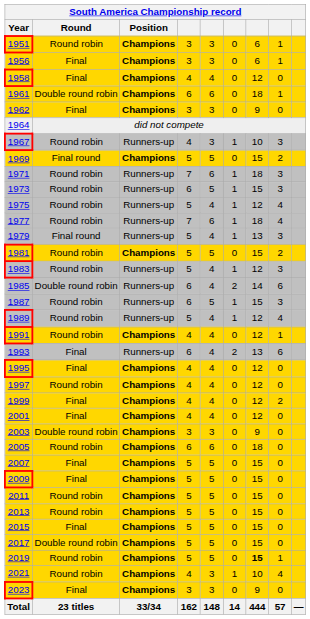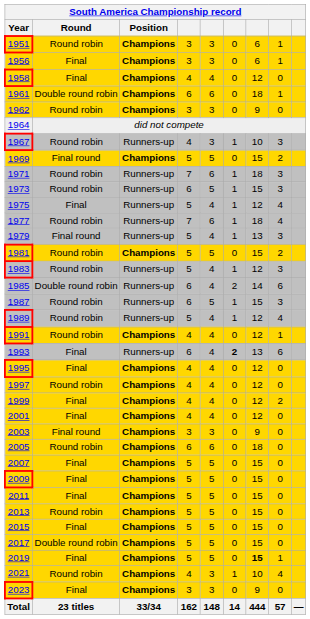(76, 109) Final -> (76, 109) Round robin
(76, 205) Round robin -> (76, 205) Final
(235, 351) normal -> (235, 351) bold
(76, 431) Double round robin -> (76, 431) Final round
(76, 495) Round robin -> (76, 495) Final
(76, 558) Round robin -> (76, 558) Final
